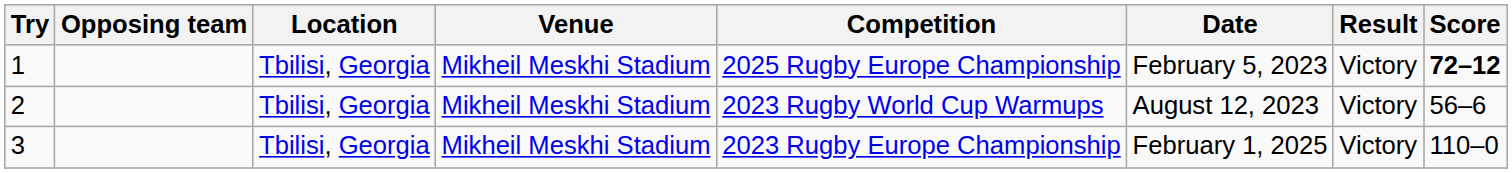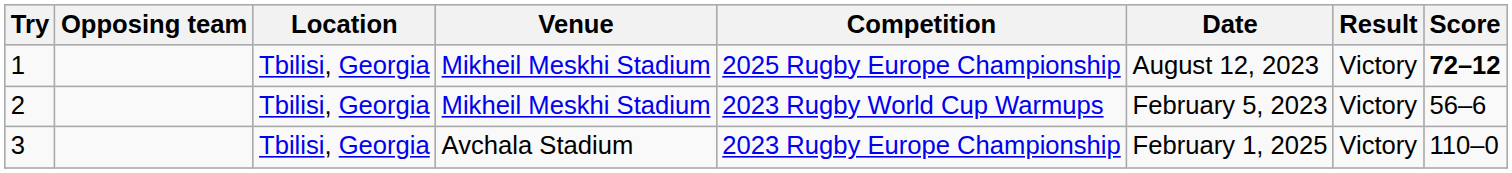(1230, 65) February 5, 2023 -> (1226, 65) August 12, 2023
(1226, 106) August 12, 2023 -> (1230, 106) February 5, 2023
(576, 146) Mikheil Meskhi Stadium -> (537, 146) Avchala Stadium
